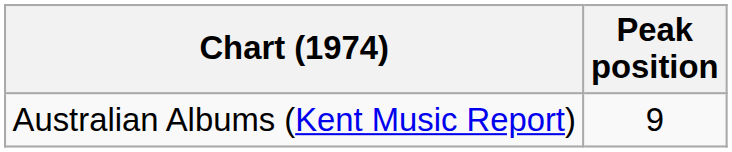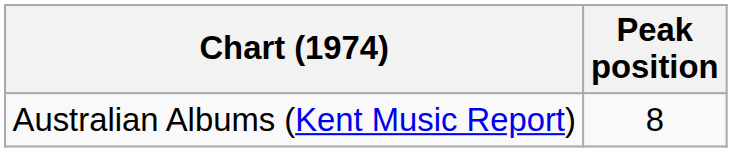(655, 119) 9 -> (655, 119) 8
